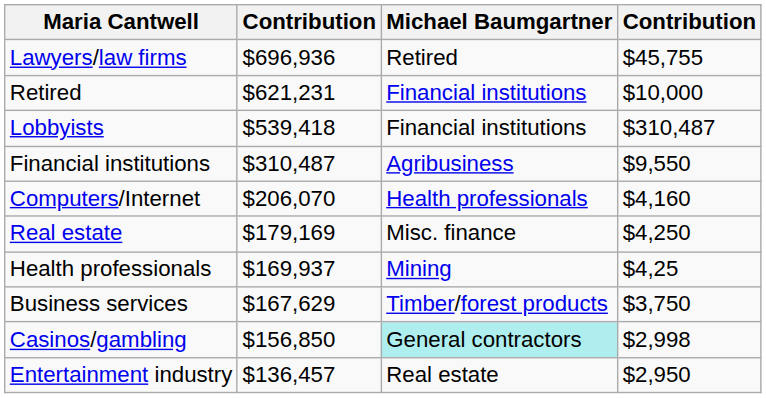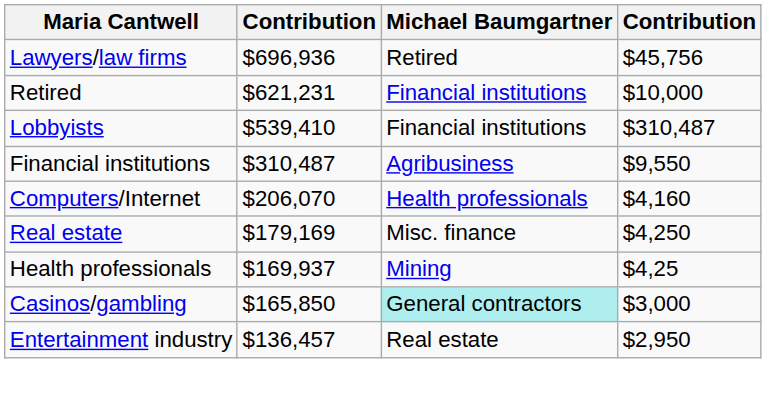(663, 57) $45,755 -> (663, 57) $45,756
(289, 127) $539,418 -> (289, 127) $539,410
- row: (99, 304)
(289, 339) $156,850 -> (289, 304) $165,850
(657, 339) $2,998 -> (657, 304) $3,000
